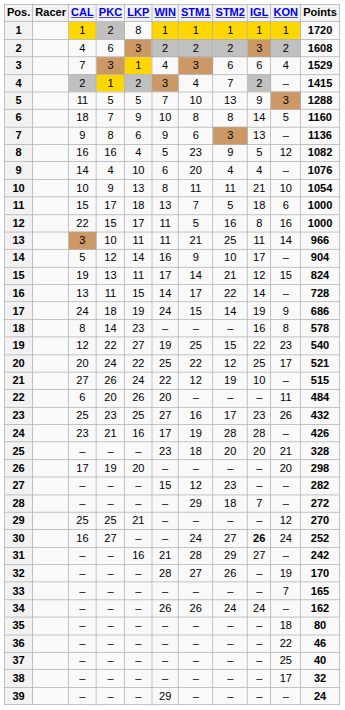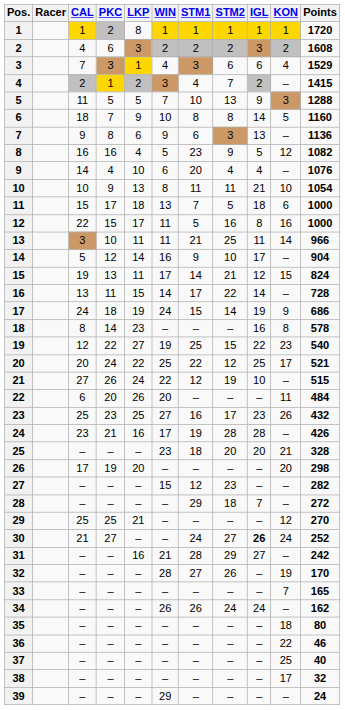(82, 538) 16 -> (82, 538) 21
